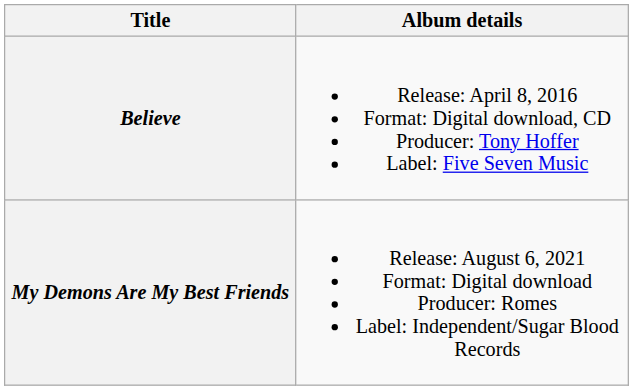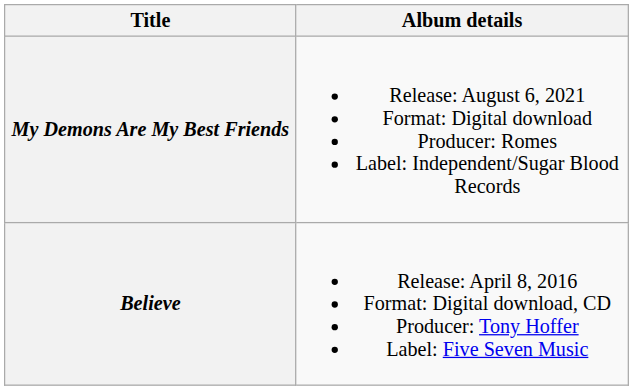rows swapped: (150, 292) <-> (150, 117)
